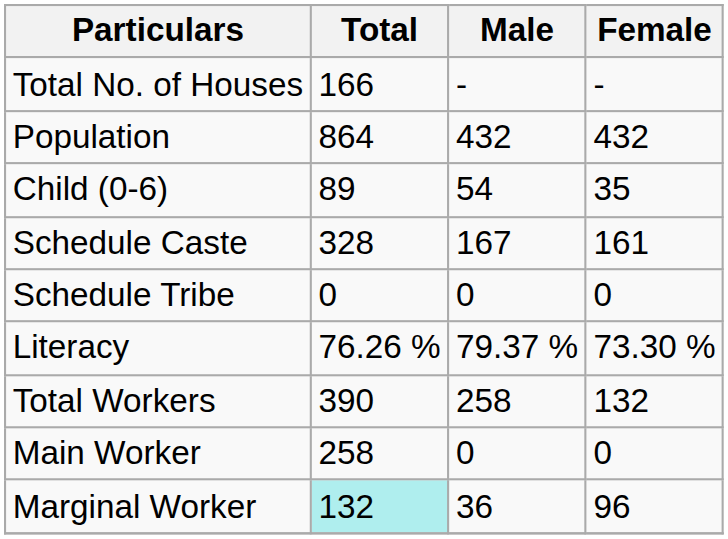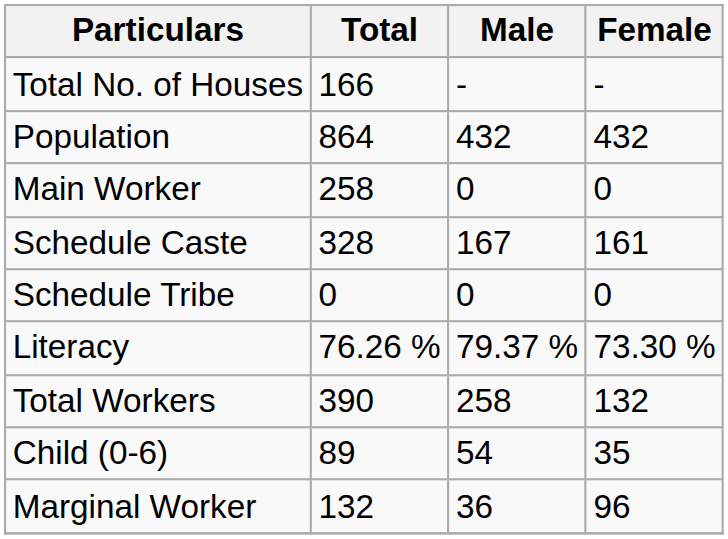rows swapped: (90, 189) <-> (107, 453)
(346, 505) paleturquoise background -> (346, 505) no background
